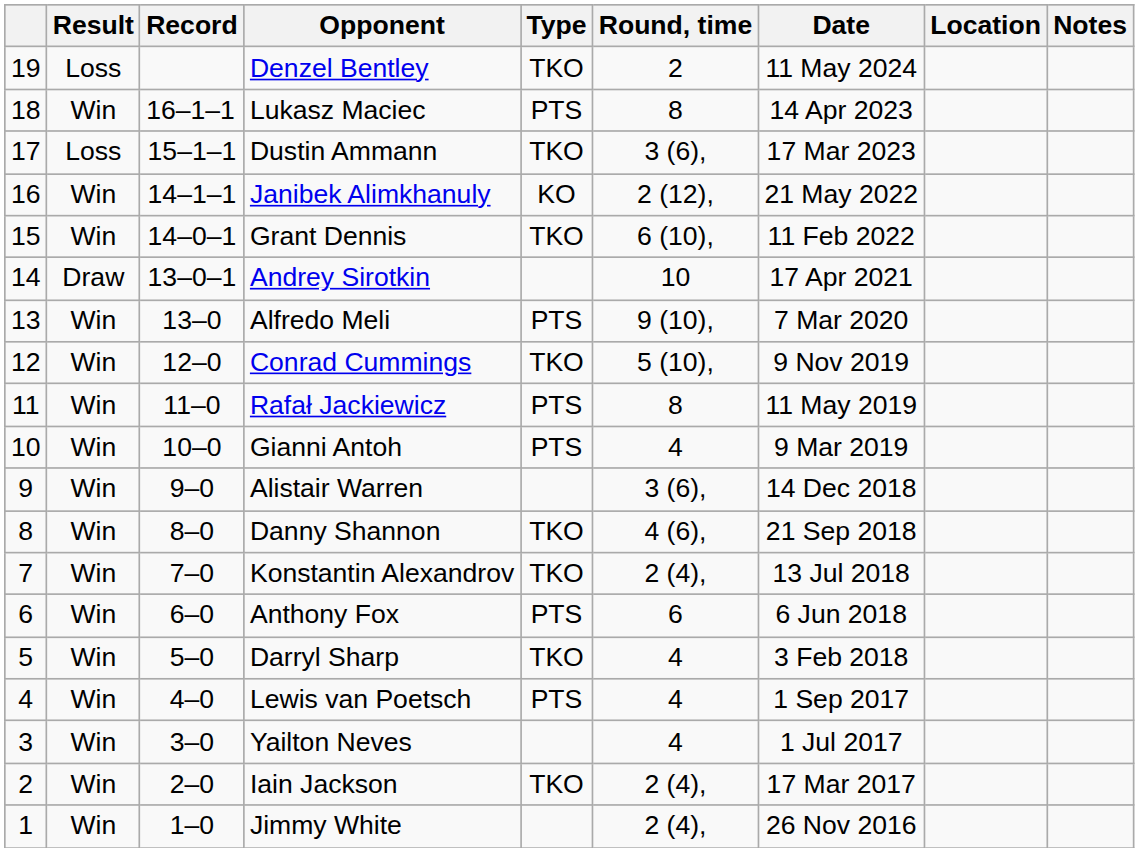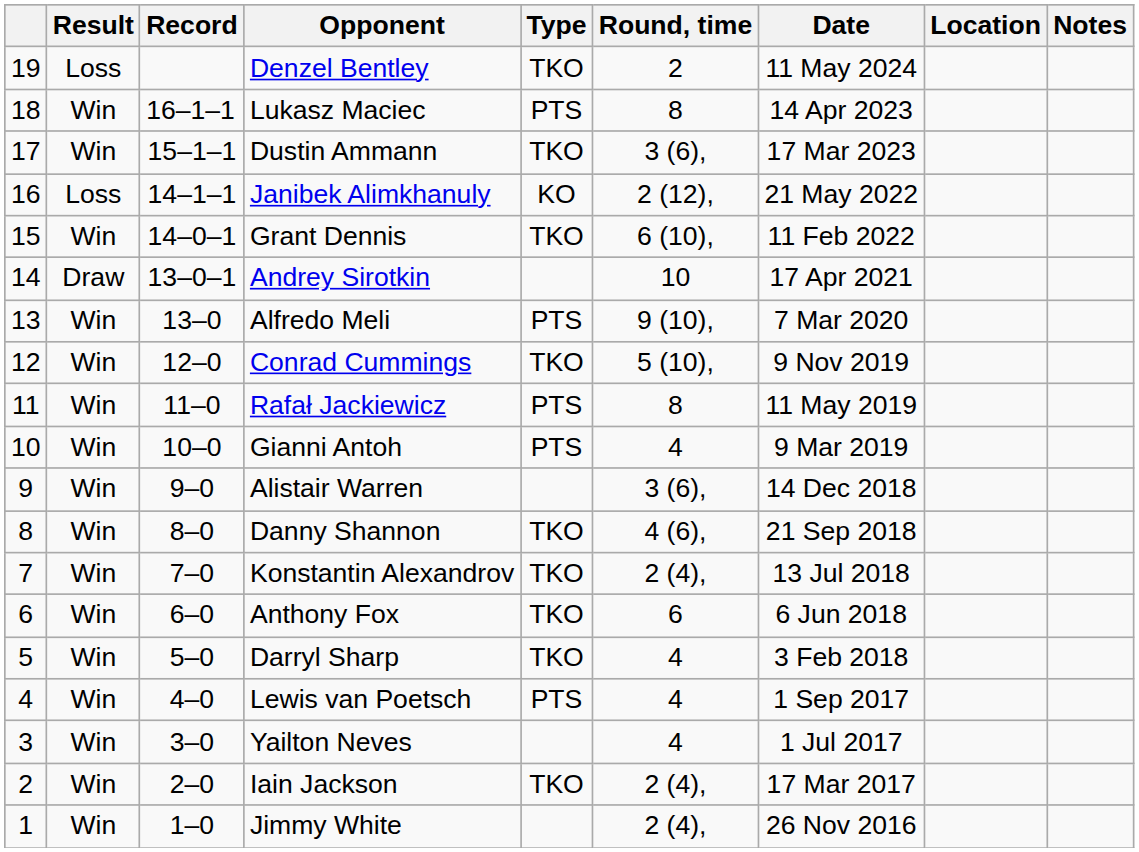(93, 151) Loss -> (93, 151) Win
(93, 194) Win -> (93, 194) Loss
(556, 615) PTS -> (556, 615) TKO
